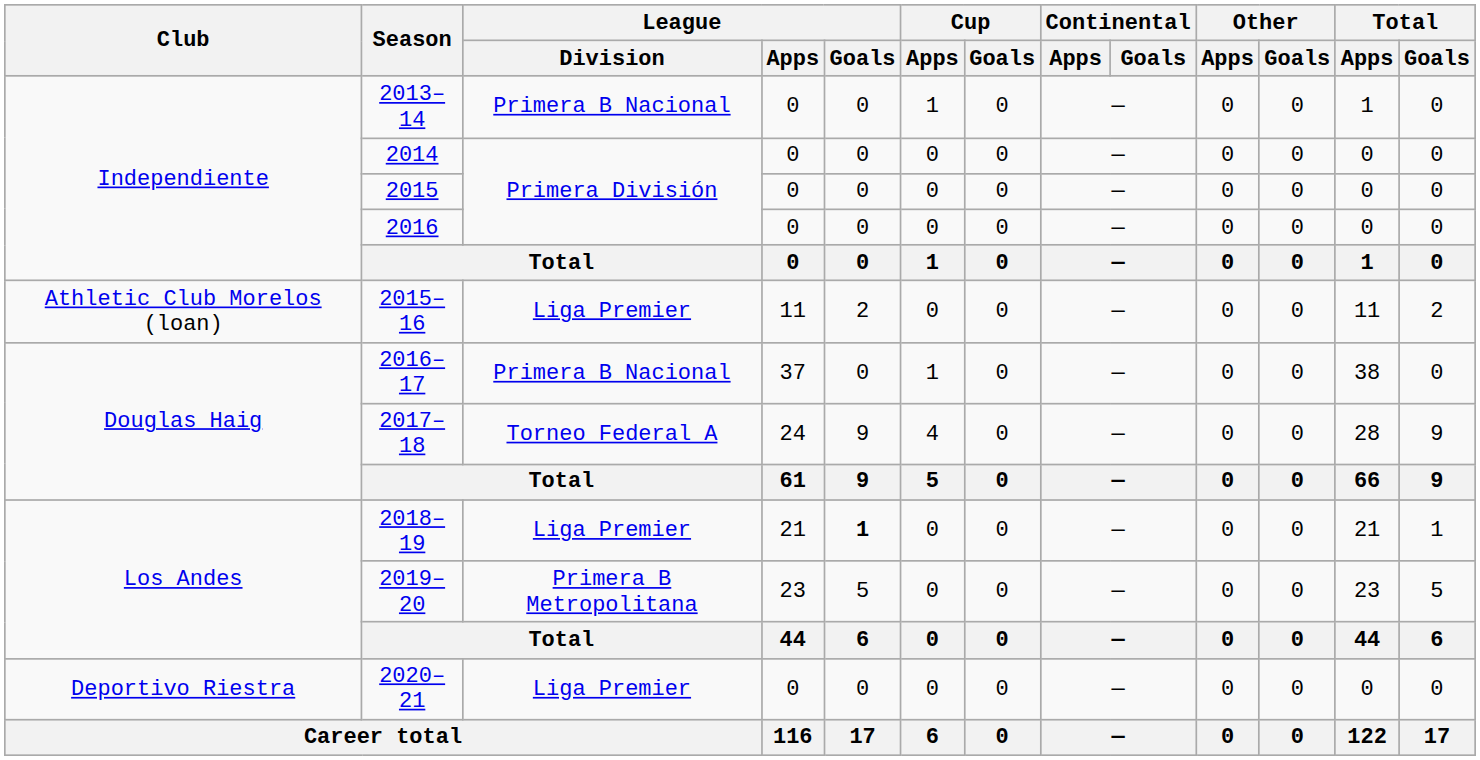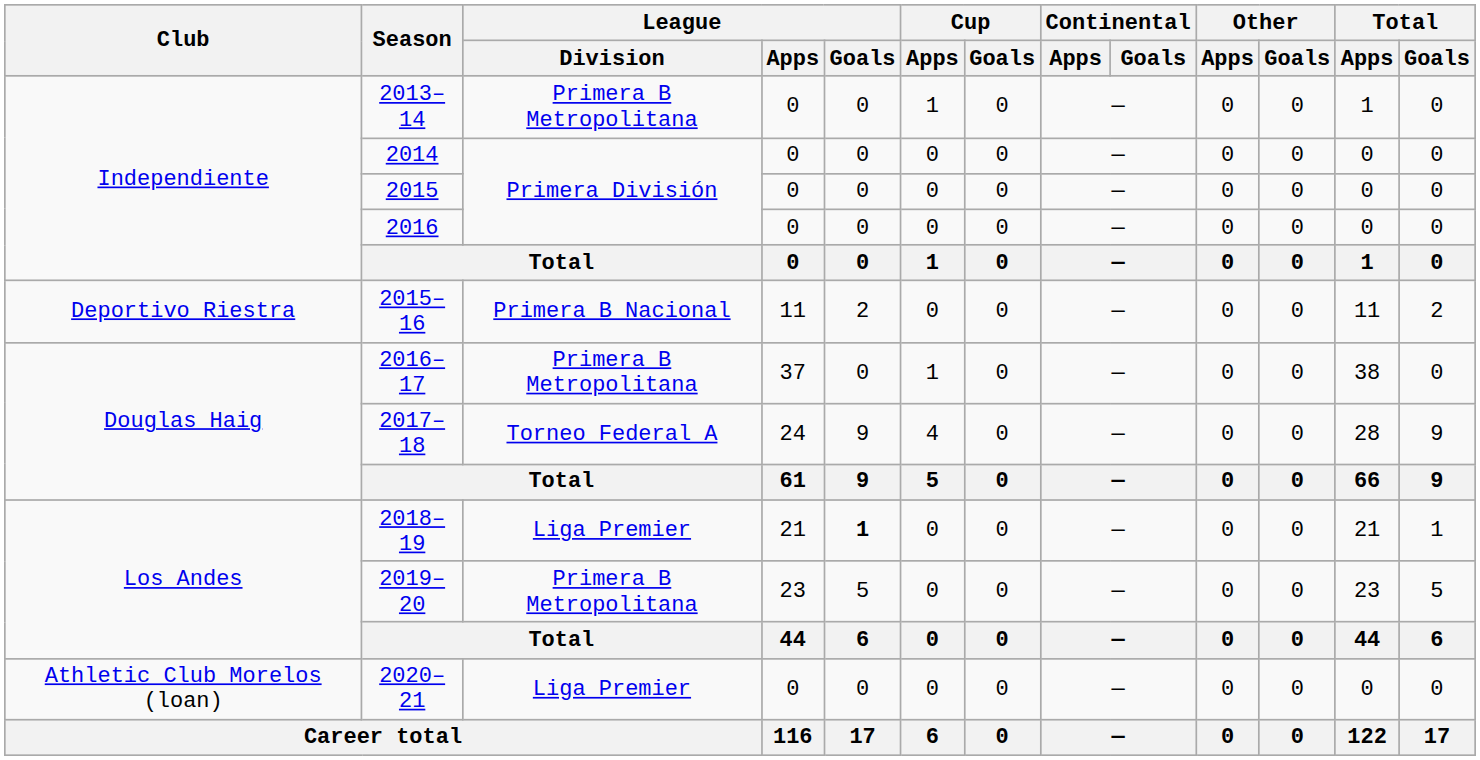(612, 107) Primera B Nacional -> (612, 107) Primera B Metropolitana
(183, 311) Athletic Club Morelos (loan) -> (183, 311) Deportivo Riestra
(612, 311) Liga Premier -> (612, 311) Primera B Nacional
(612, 373) Primera B Nacional -> (612, 373) Primera B Metropolitana
(183, 689) Deportivo Riestra -> (183, 689) Athletic Club Morelos (loan)
